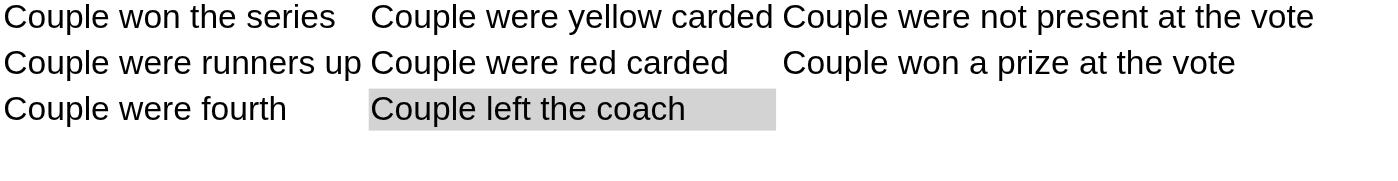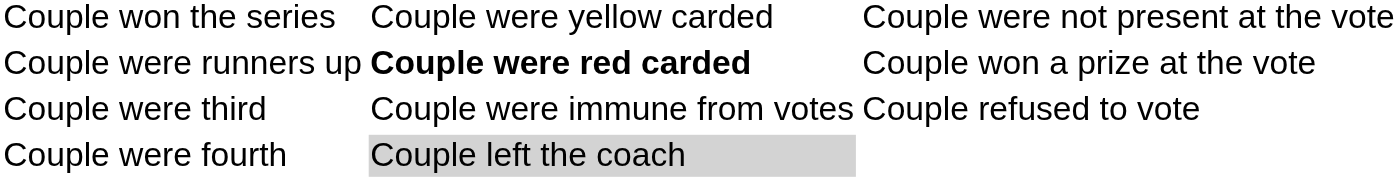(550, 62) normal -> (561, 62) bold
+ row: (135, 109)
